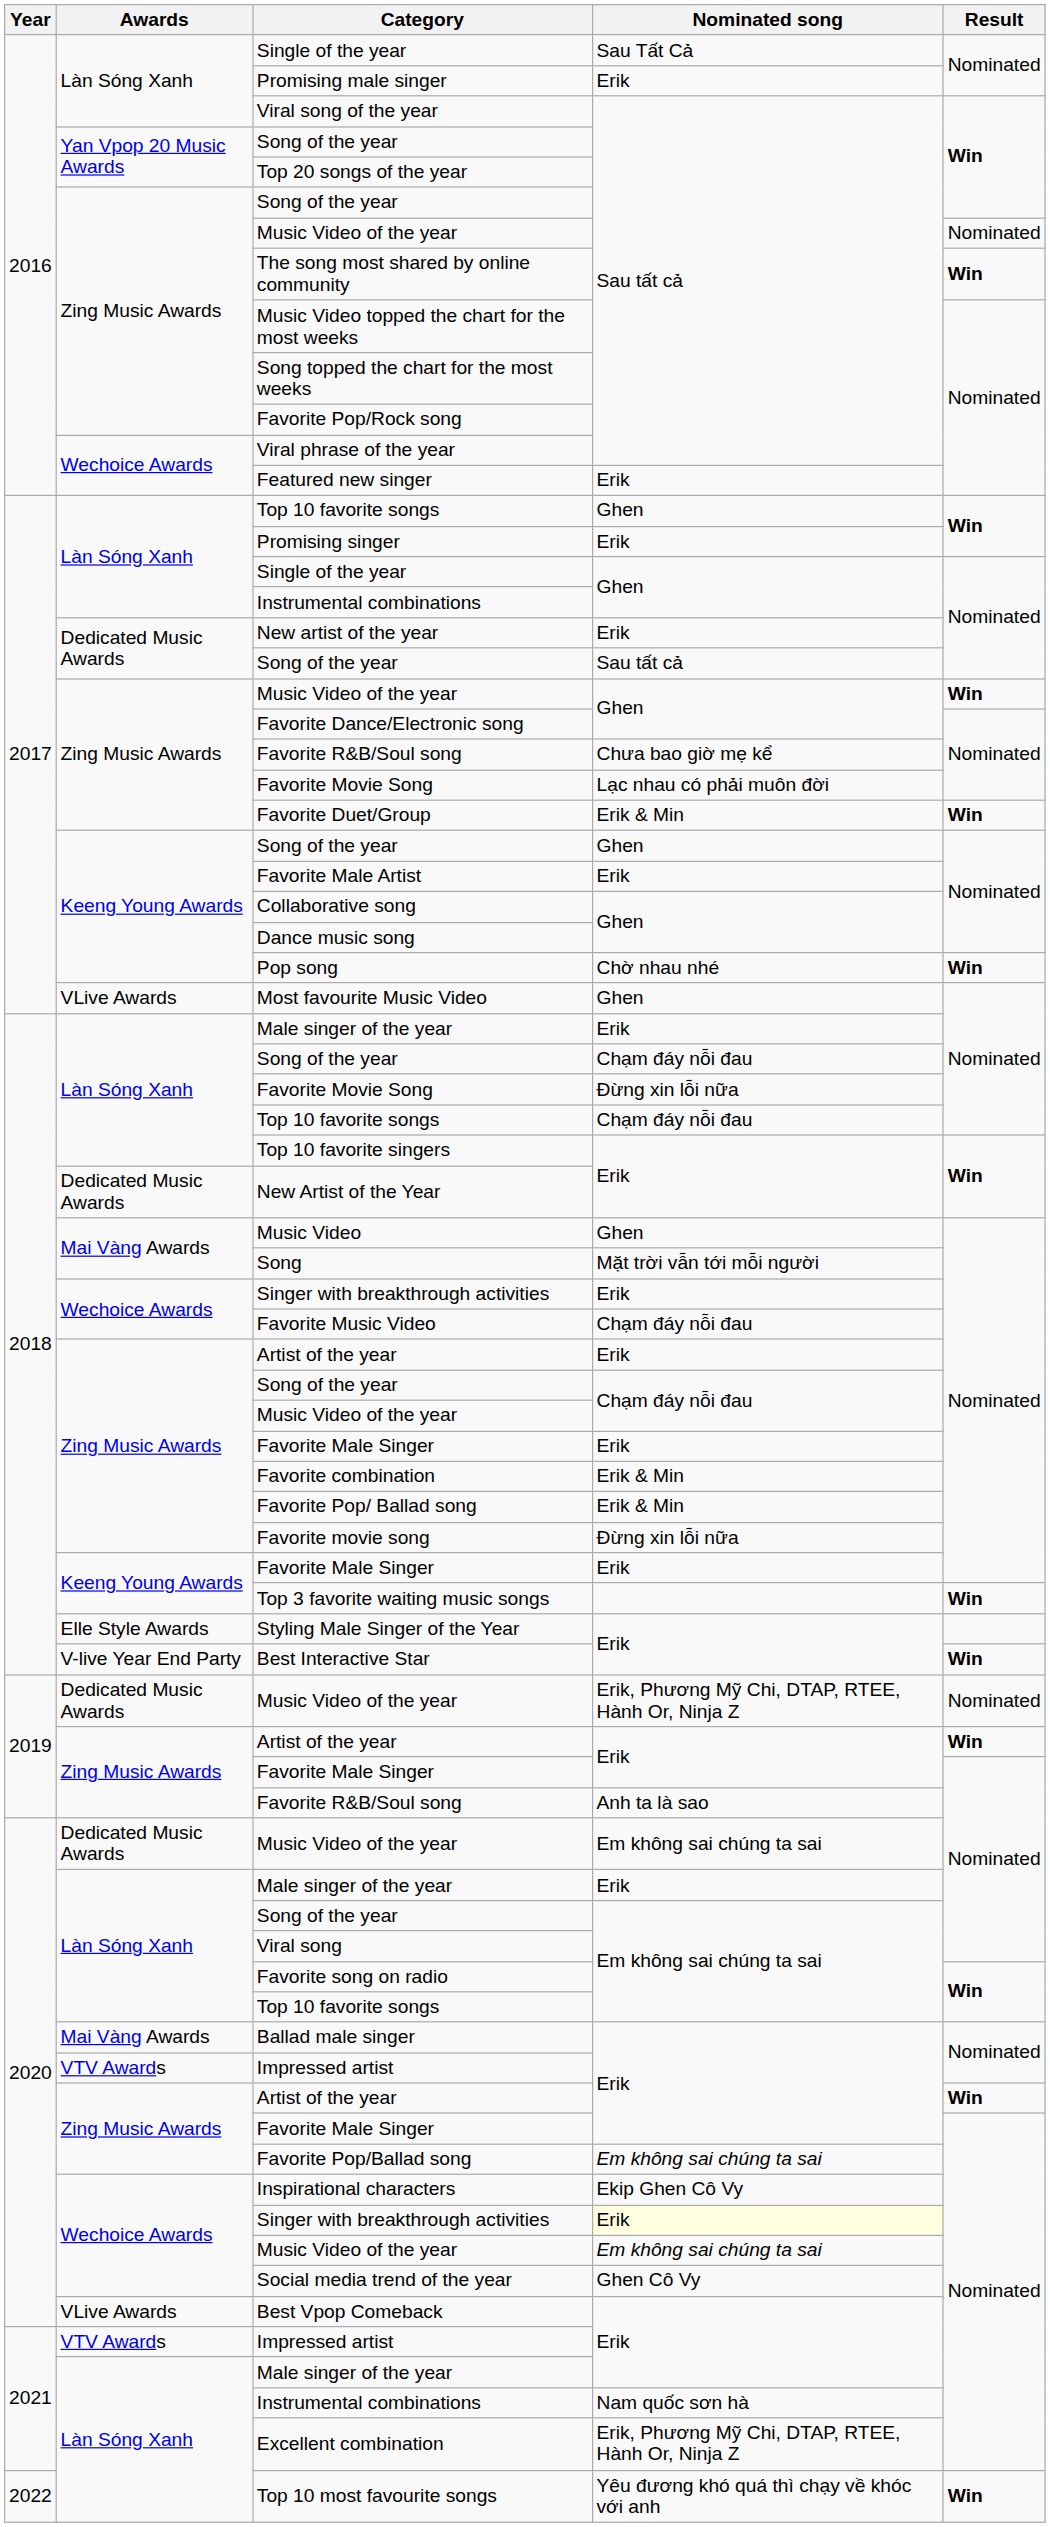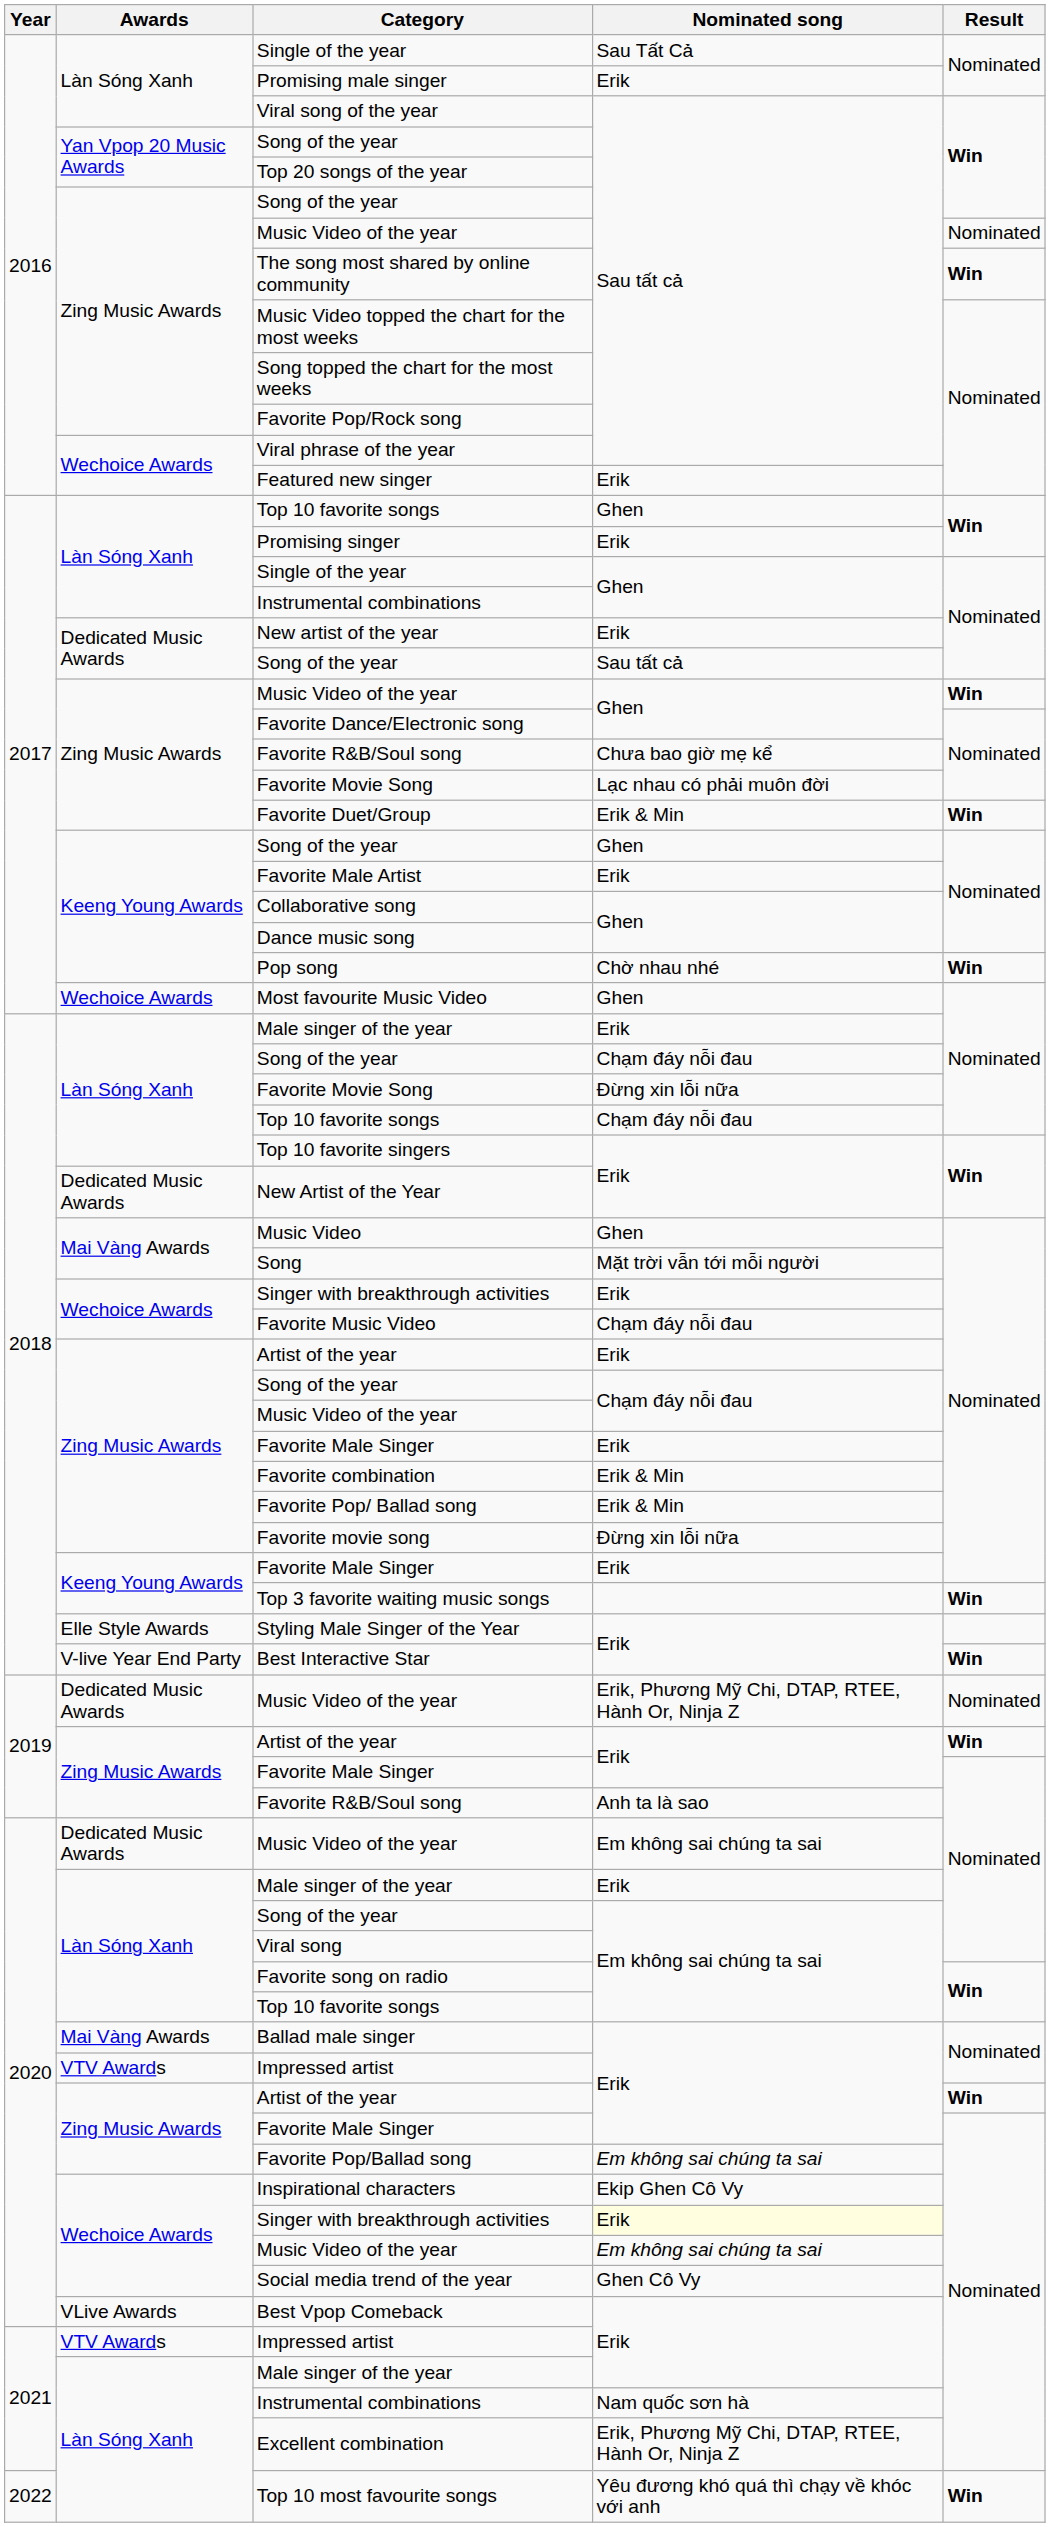(119, 998) VLive Awards -> (137, 998) Wechoice Awards
